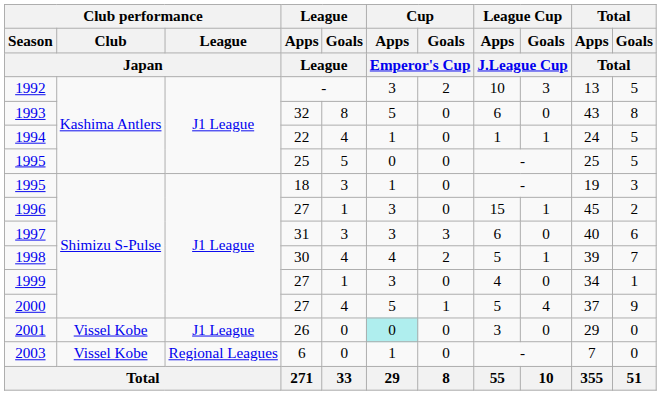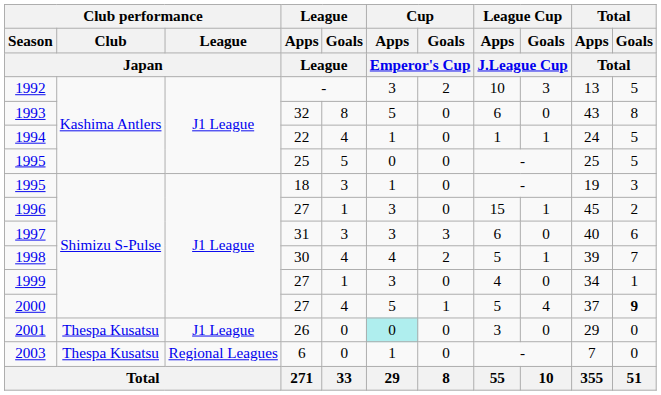(634, 305) normal -> (634, 305) bold
(111, 329) Vissel Kobe -> (111, 329) Thespa Kusatsu
(111, 354) Vissel Kobe -> (111, 354) Thespa Kusatsu
